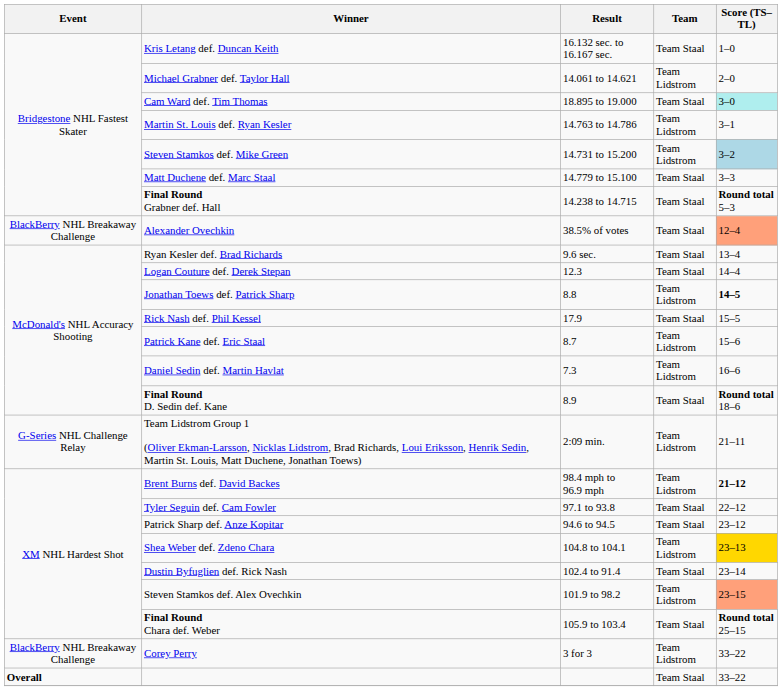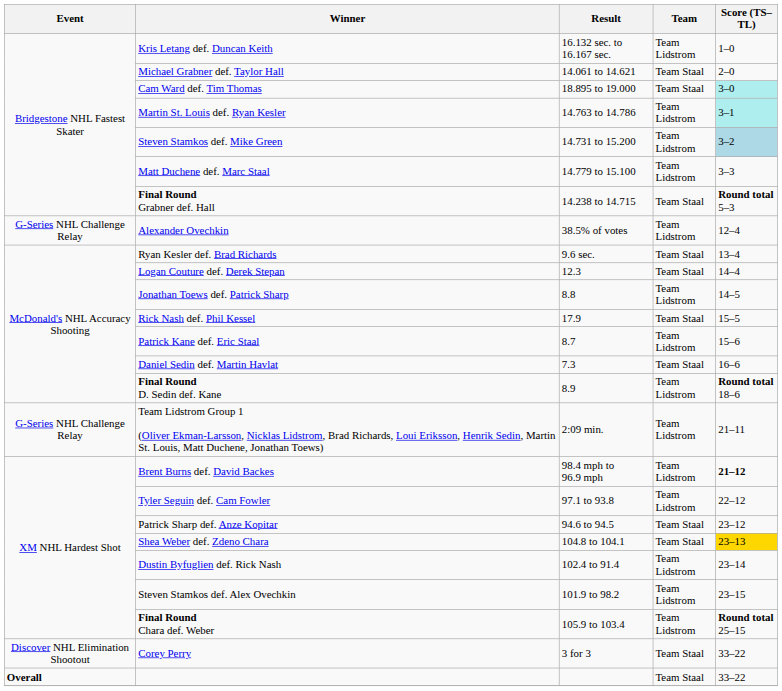(680, 48) Team Staal -> (675, 48) Team Lidstrom
(676, 78) Team Lidstrom -> (680, 72) Team Staal
(727, 124) no background -> (726, 112) paleturquoise background
(680, 177) Team Staal -> (675, 171) Team Lidstrom
(73, 230) BlackBerry NHL Breakaway Challenge -> (70, 230) G-Series NHL Challenge Relay
(680, 230) Team Staal -> (675, 230) Team Lidstrom
(729, 230) lightsalmon background -> (729, 230) no background
(729, 294) bold -> (729, 294) normal
(676, 370) Team Lidstrom -> (680, 364) Team Staal
(680, 400) Team Staal -> (675, 388) Team Lidstrom
(680, 507) Team Staal -> (675, 501) Team Lidstrom
(676, 547) Team Lidstrom -> (680, 541) Team Staal
(680, 571) Team Staal -> (675, 565) Team Lidstrom
(732, 594) lightsalmon background -> (732, 594) no background
(680, 624) Team Staal -> (675, 624) Team Lidstrom
(73, 653) BlackBerry NHL Breakaway Challenge -> (70, 653) Discover NHL Elimination Shootout
(676, 653) Team Lidstrom -> (680, 653) Team Staal
